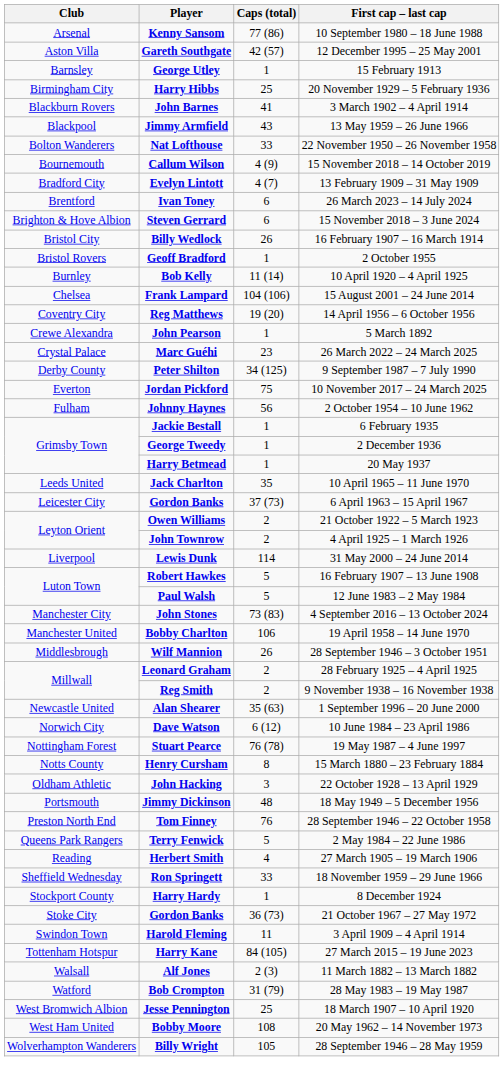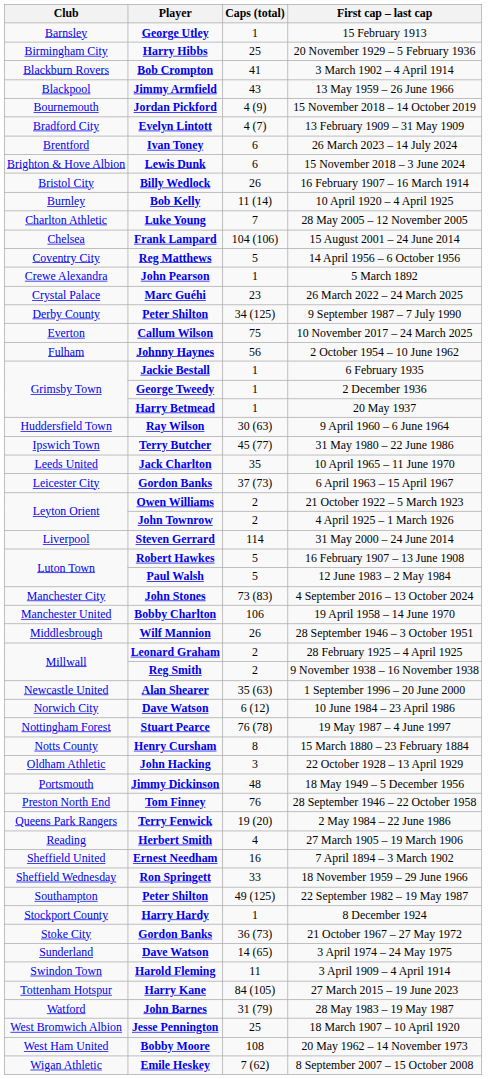- row: (399, 32)
- row: (399, 51)
(186, 107) John Barnes -> (175, 70) Bob Crompton
- row: (399, 145)
(186, 164) Callum Wilson -> (175, 107) Jordan Pickford
(186, 220) Steven Gerrard -> (175, 164) Lewis Dunk
- row: (399, 257)
+ row: (385, 220)
(266, 314) 19 (20) -> (255, 257) 5
(186, 389) Jordan Pickford -> (175, 333) Callum Wilson
+ row: (385, 426)
+ row: (385, 445)
(186, 558) Lewis Dunk -> (175, 539) Steven Gerrard
(266, 840) 5 -> (255, 821) 19 (20)
+ row: (385, 858)
+ row: (385, 896)
+ row: (385, 952)
- row: (399, 971)
(186, 990) Bob Crompton -> (175, 1009) John Barnes
+ row: (385, 1065)
- row: (399, 1046)
